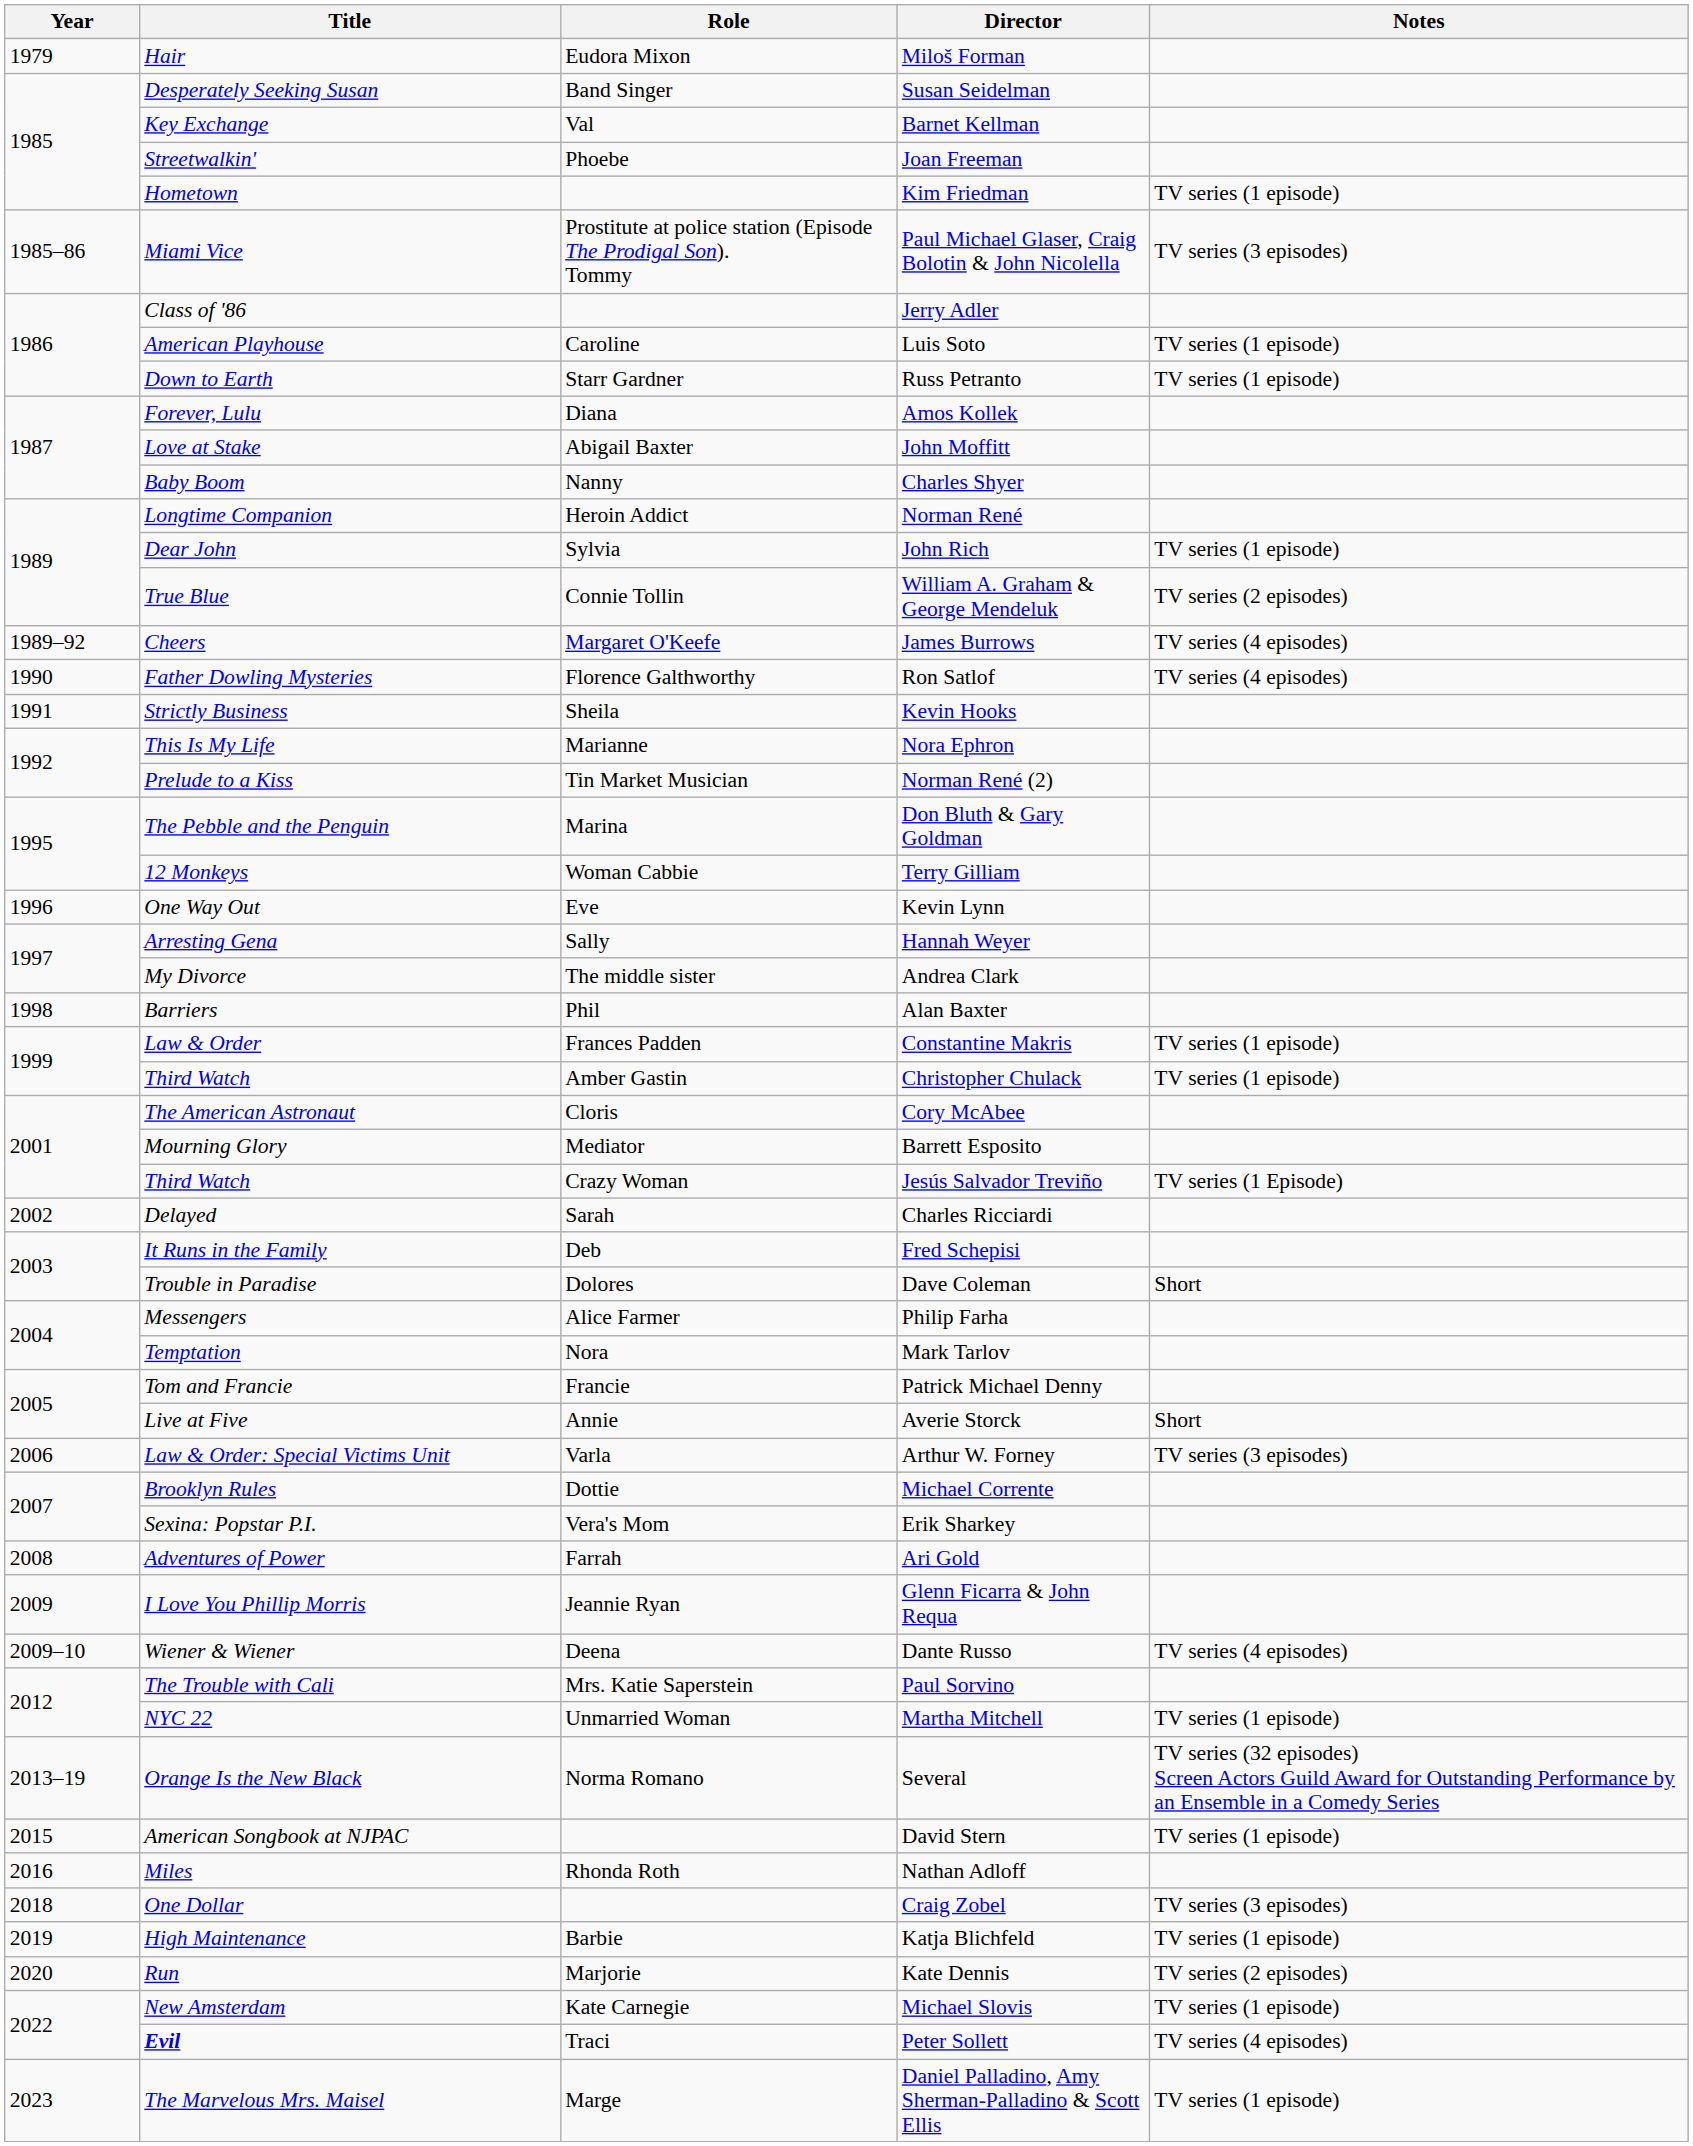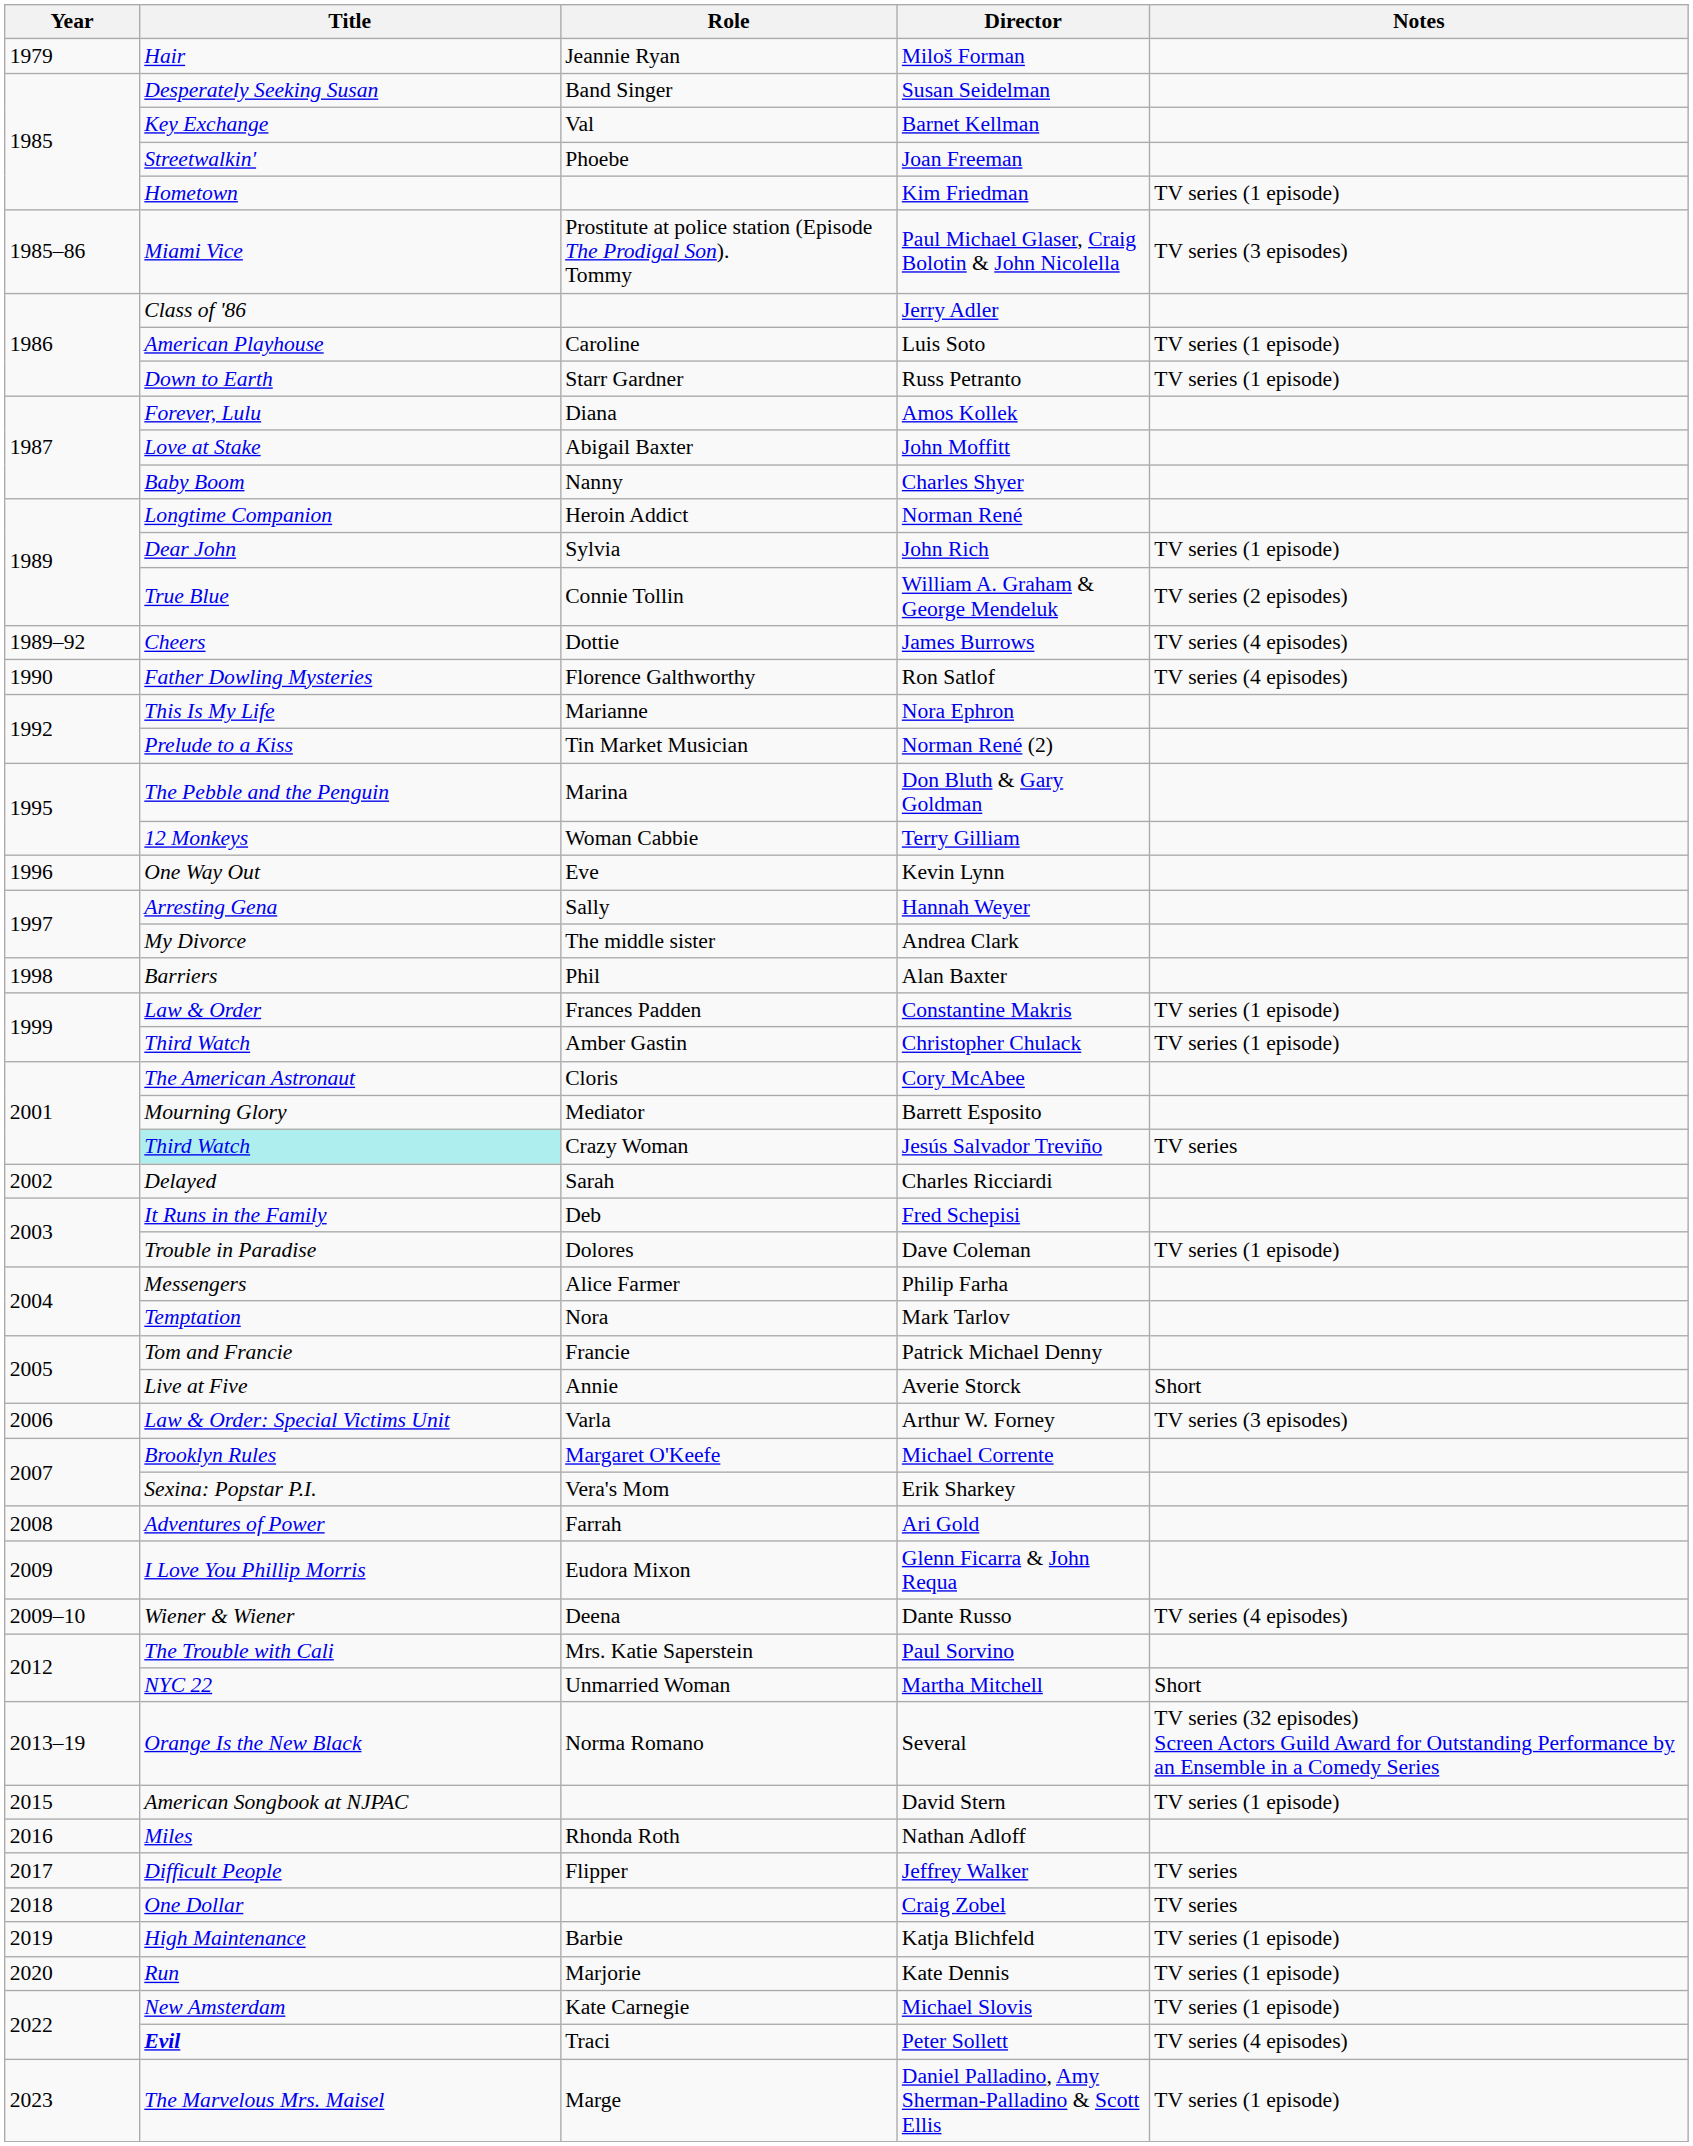(628, 55) Eudora Mixon -> (623, 55) Jeannie Ryan
(643, 642) Margaret O'Keefe -> (592, 642) Dottie
- row: (959, 711)
(197, 1180) no background -> (197, 1146) paleturquoise background
(1249, 1180) TV series (1 Episode) -> (1196, 1146) TV series
(1178, 1283) Short -> (1247, 1249) TV series (1 episode)
(592, 1489) Dottie -> (643, 1454) Margaret O'Keefe
(623, 1603) Jeannie Ryan -> (628, 1569) Eudora Mixon
(1247, 1718) TV series (1 episode) -> (1178, 1684) Short
+ row: (965, 1870)
(1251, 1904) TV series (3 episodes) -> (1196, 1904) TV series
(1251, 1973) TV series (2 episodes) -> (1247, 1973) TV series (1 episode)
